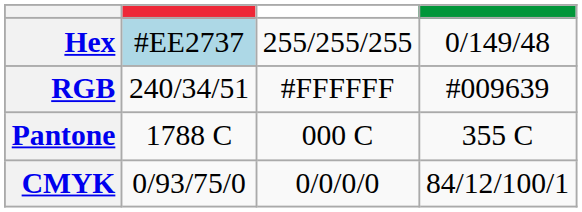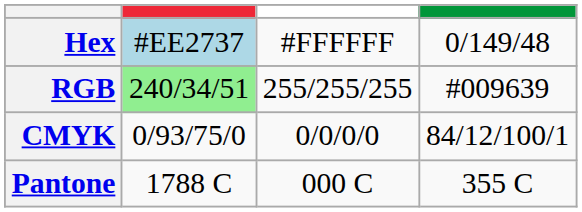(338, 41) 255/255/255 -> (338, 41) #FFFFFF
(189, 88) no background -> (189, 88) lightgreen background
(338, 88) #FFFFFF -> (338, 88) 255/255/255
rows swapped: (68, 182) <-> (64, 135)
